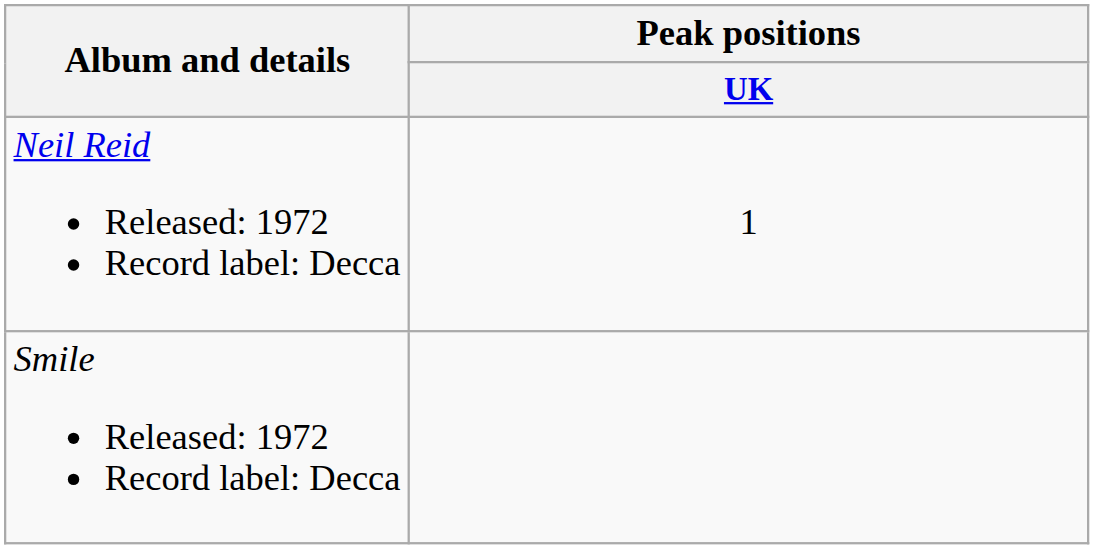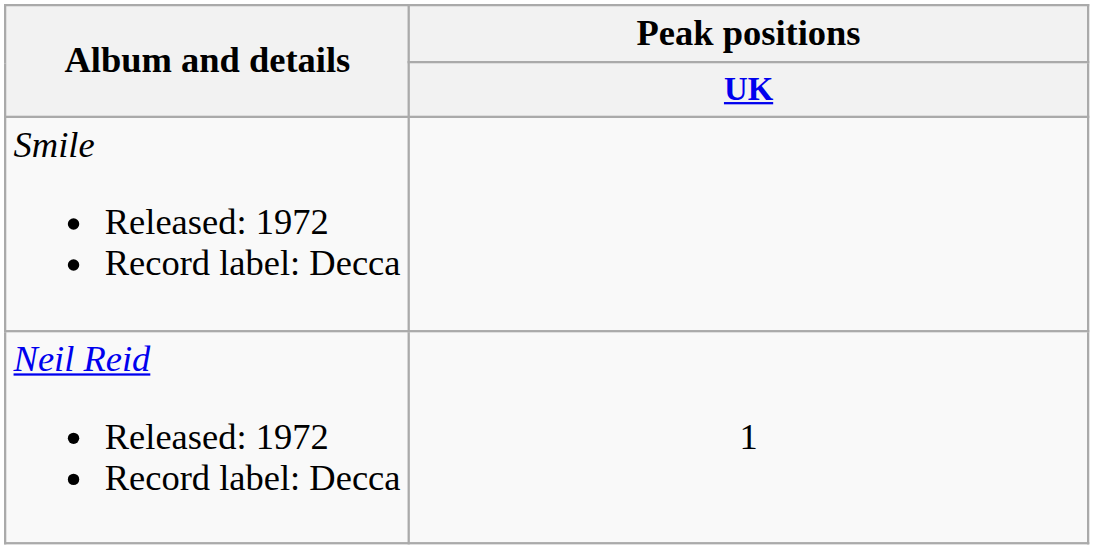rows swapped: (207, 205) <-> (207, 418)
